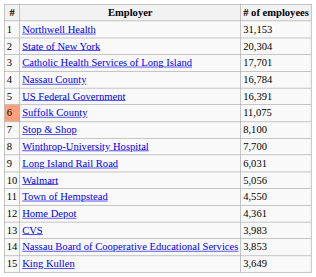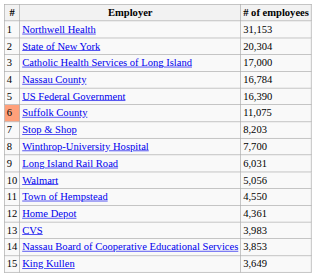(258, 63) 17,701 -> (258, 63) 17,000
(258, 96) 16,391 -> (258, 96) 16,390
(255, 130) 8,100 -> (255, 130) 8,203
